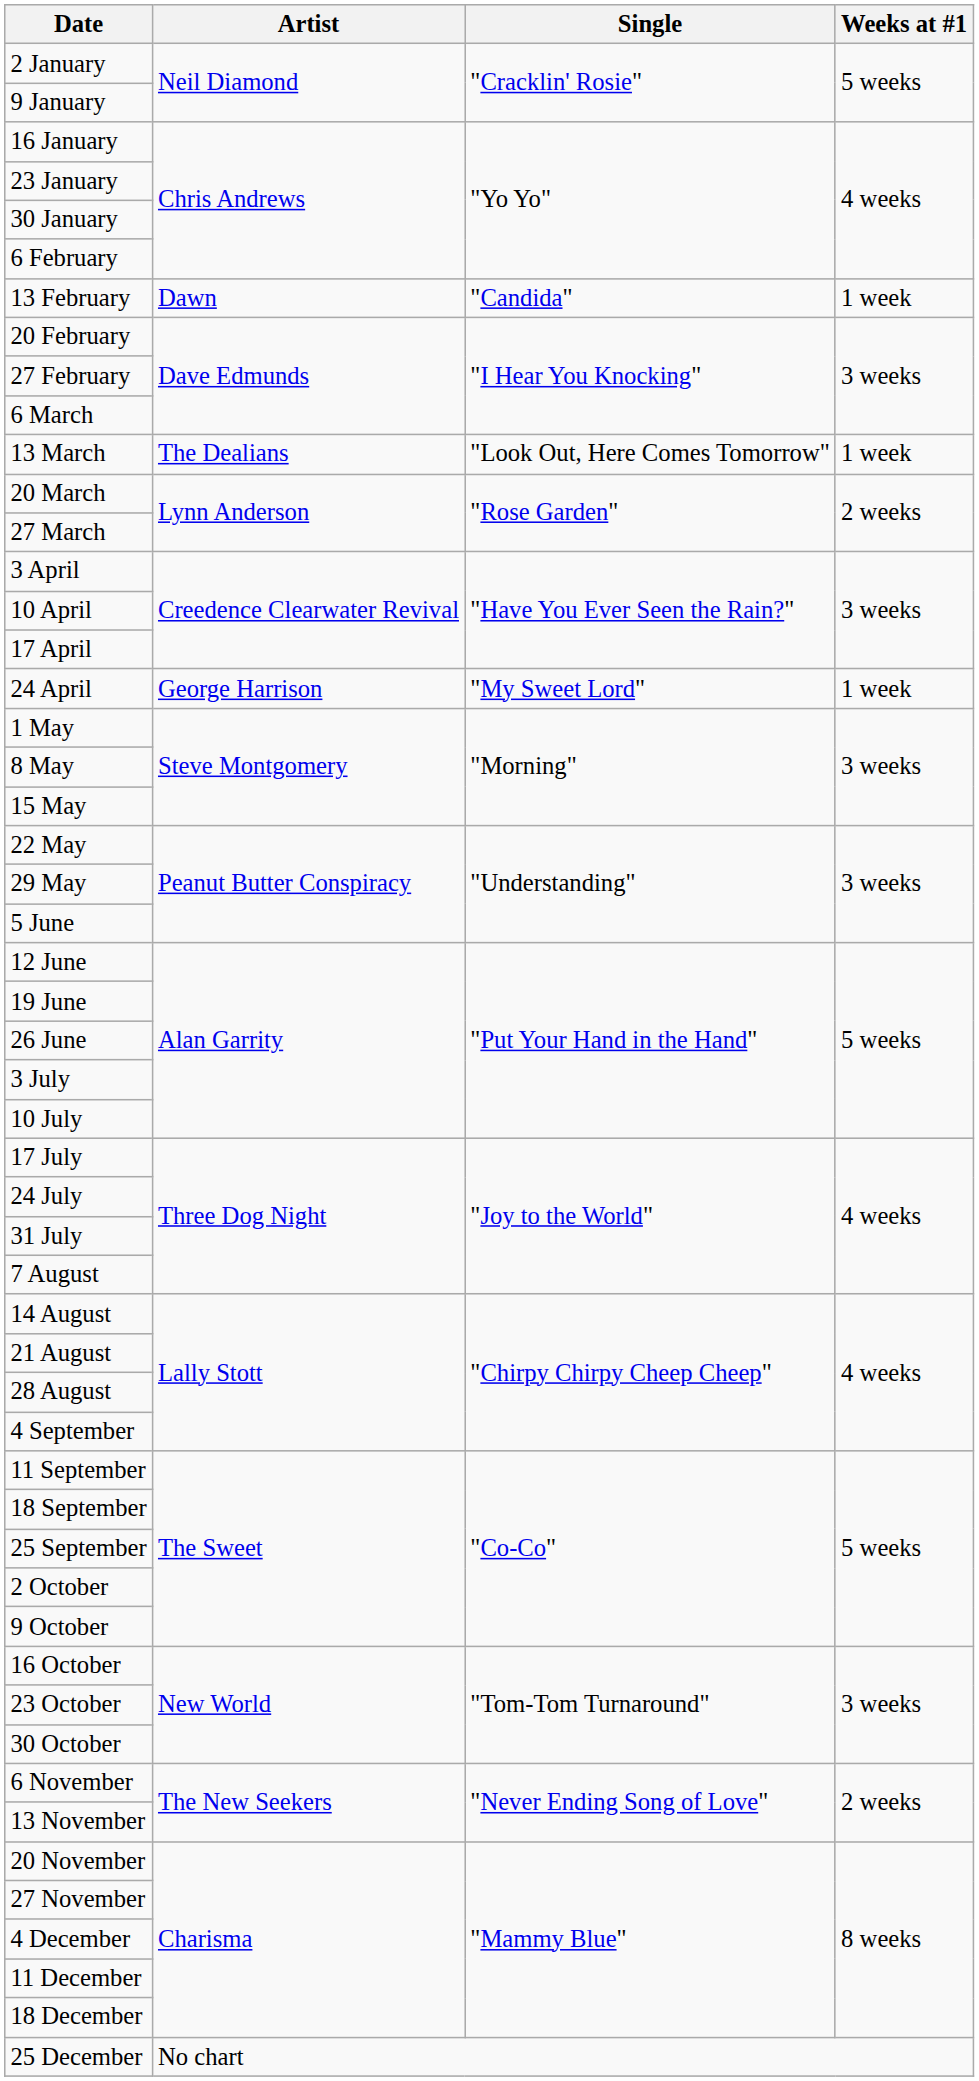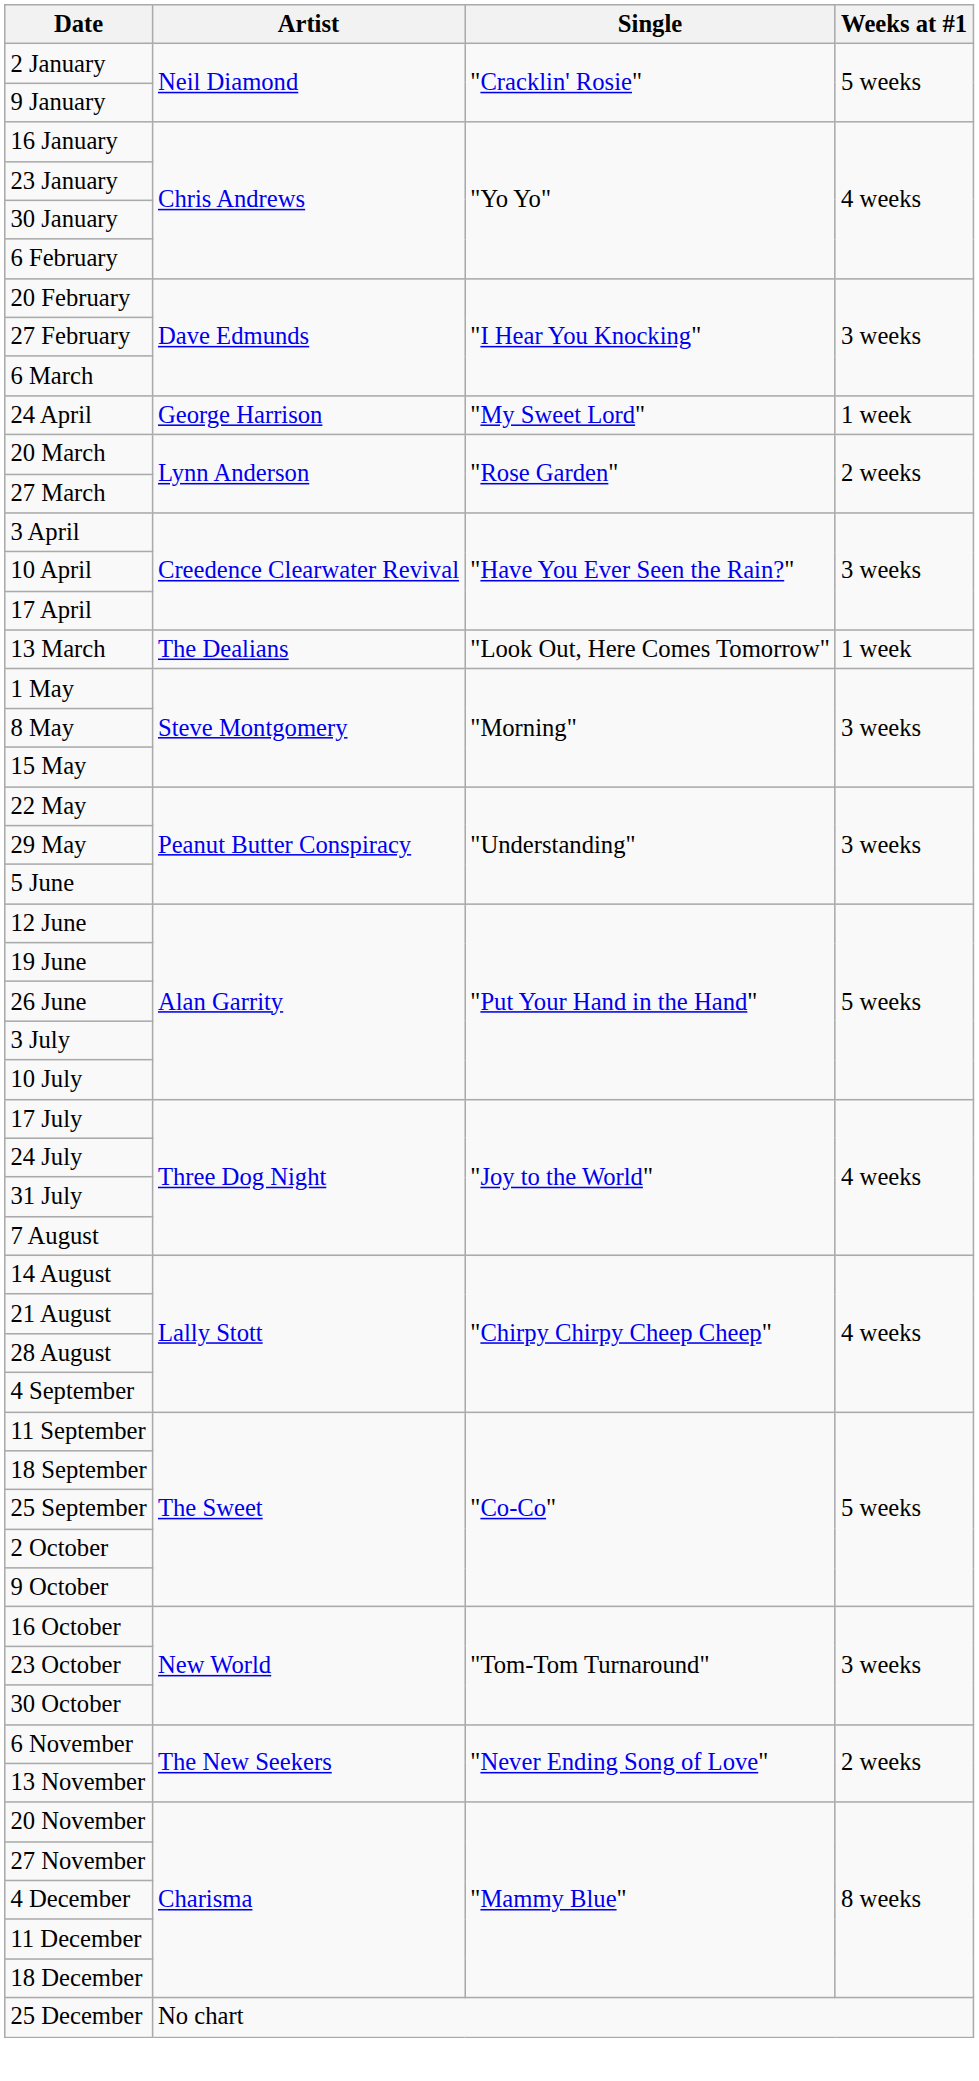- row: (70, 297)
rows swapped: (58, 453) <-> (51, 688)
